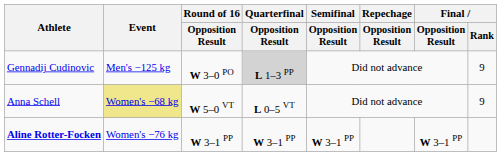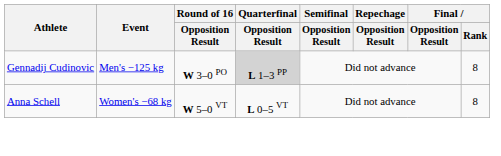(482, 68) 9 -> (475, 68) 8
(142, 101) khaki background -> (135, 101) no background
(482, 101) 9 -> (475, 101) 8
- row: (54, 135)
